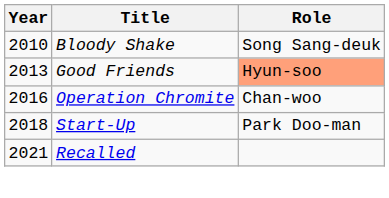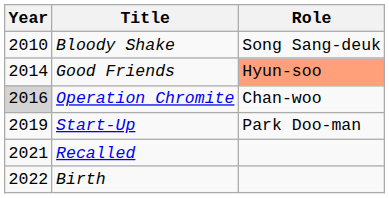(28, 72) 2013 -> (28, 72) 2014
(28, 99) no background -> (28, 99) lightgrey background
(28, 126) 2018 -> (28, 126) 2019
+ row: (81, 180)
